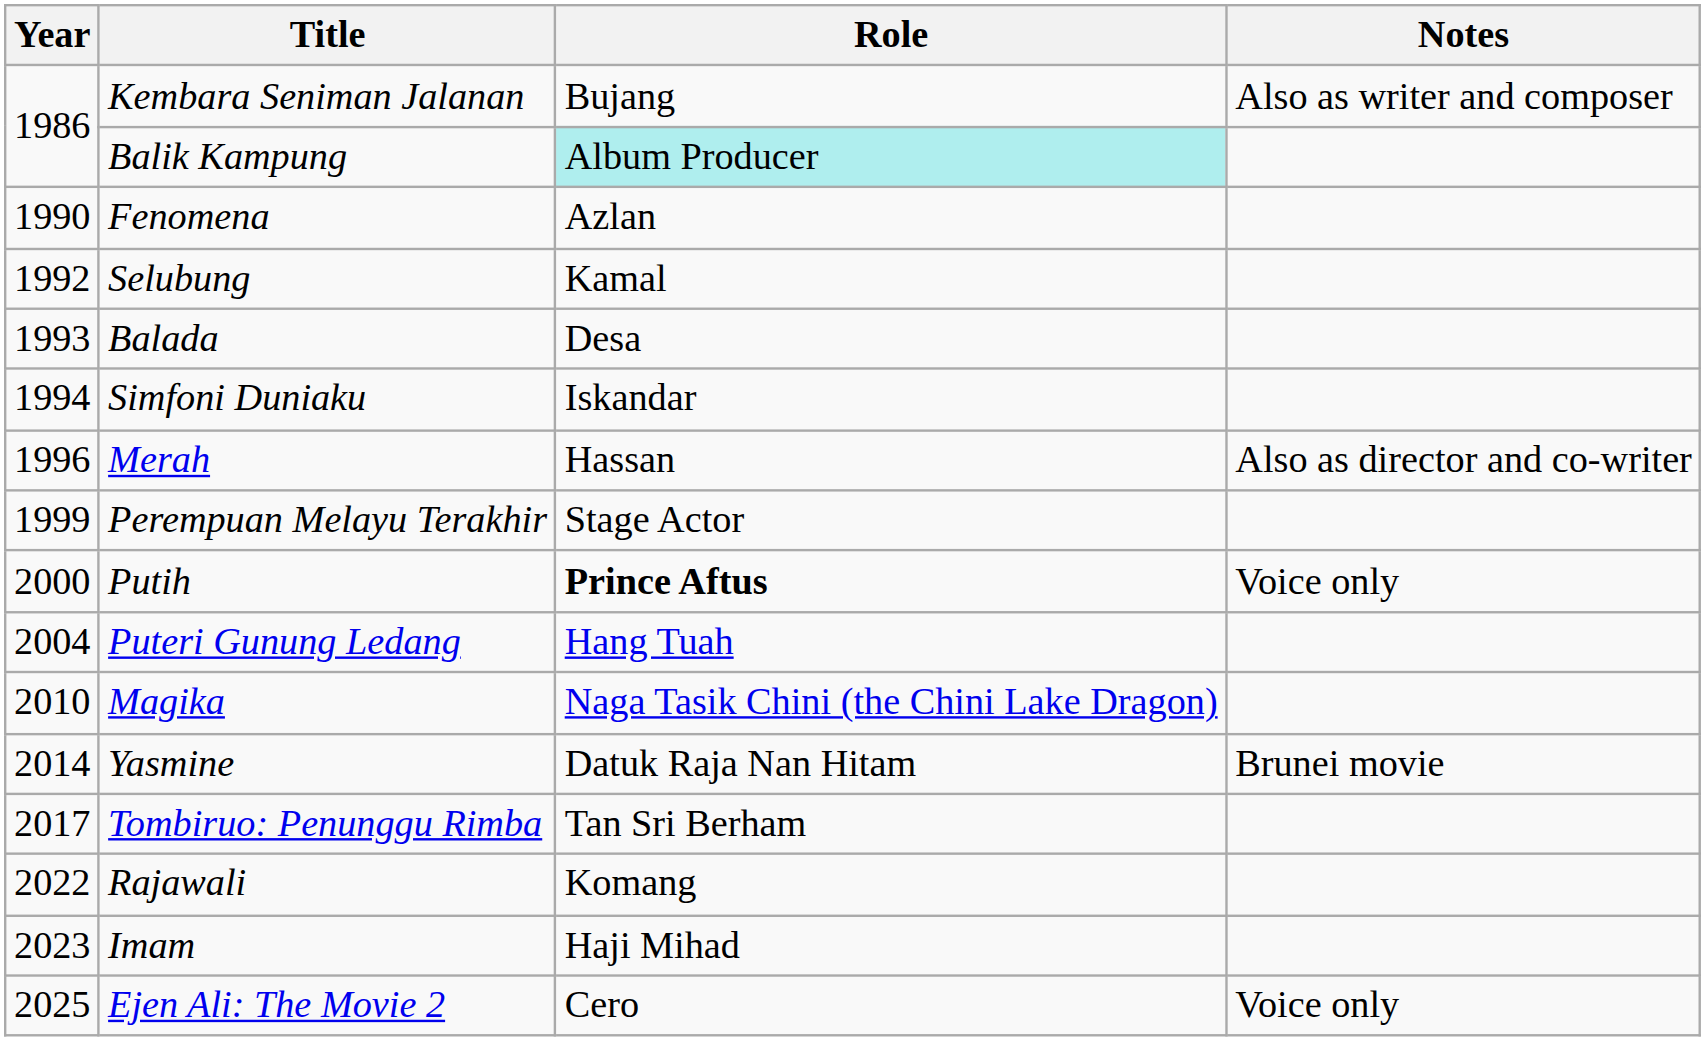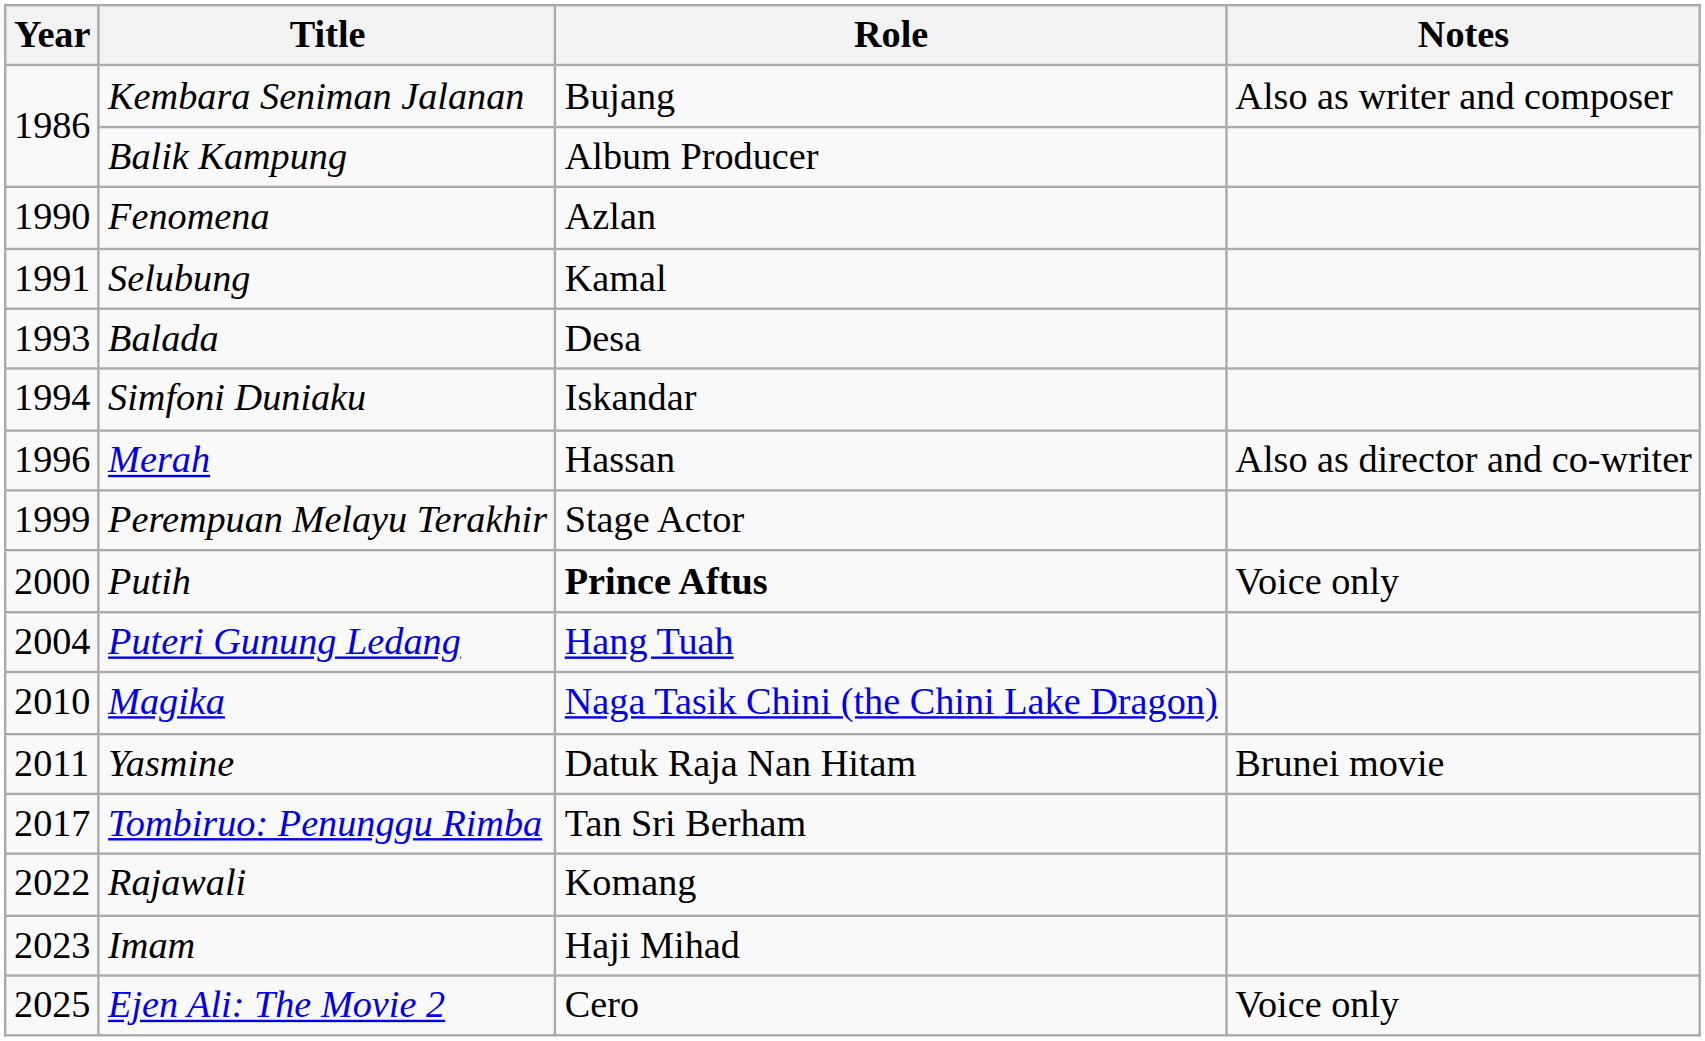(692, 156) paleturquoise background -> (692, 156) no background
(52, 277) 1992 -> (52, 277) 1991
(52, 762) 2014 -> (52, 762) 2011
